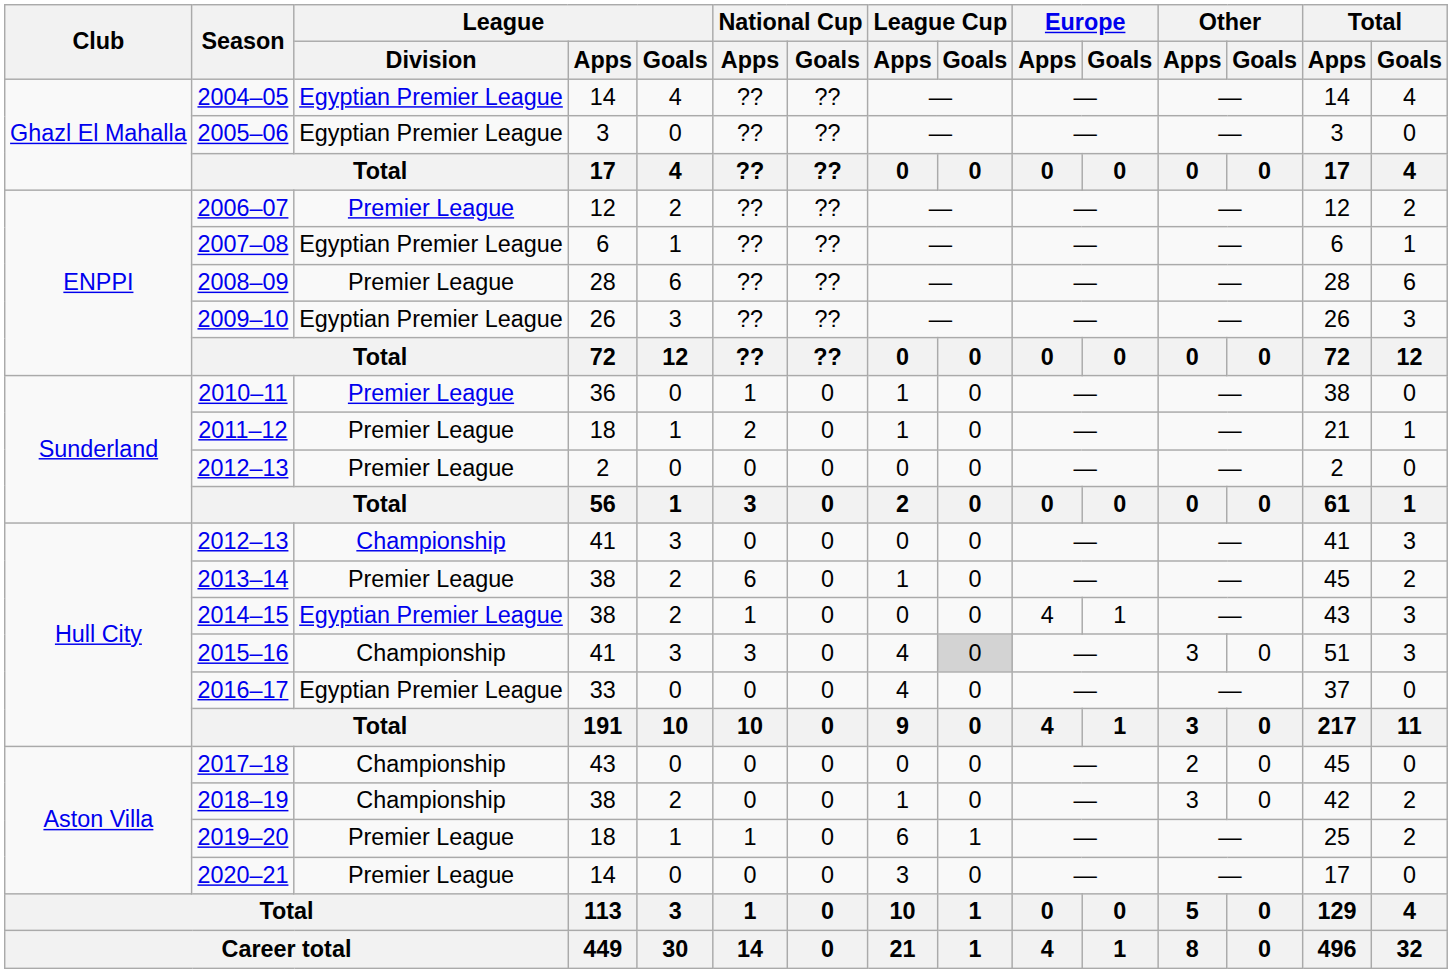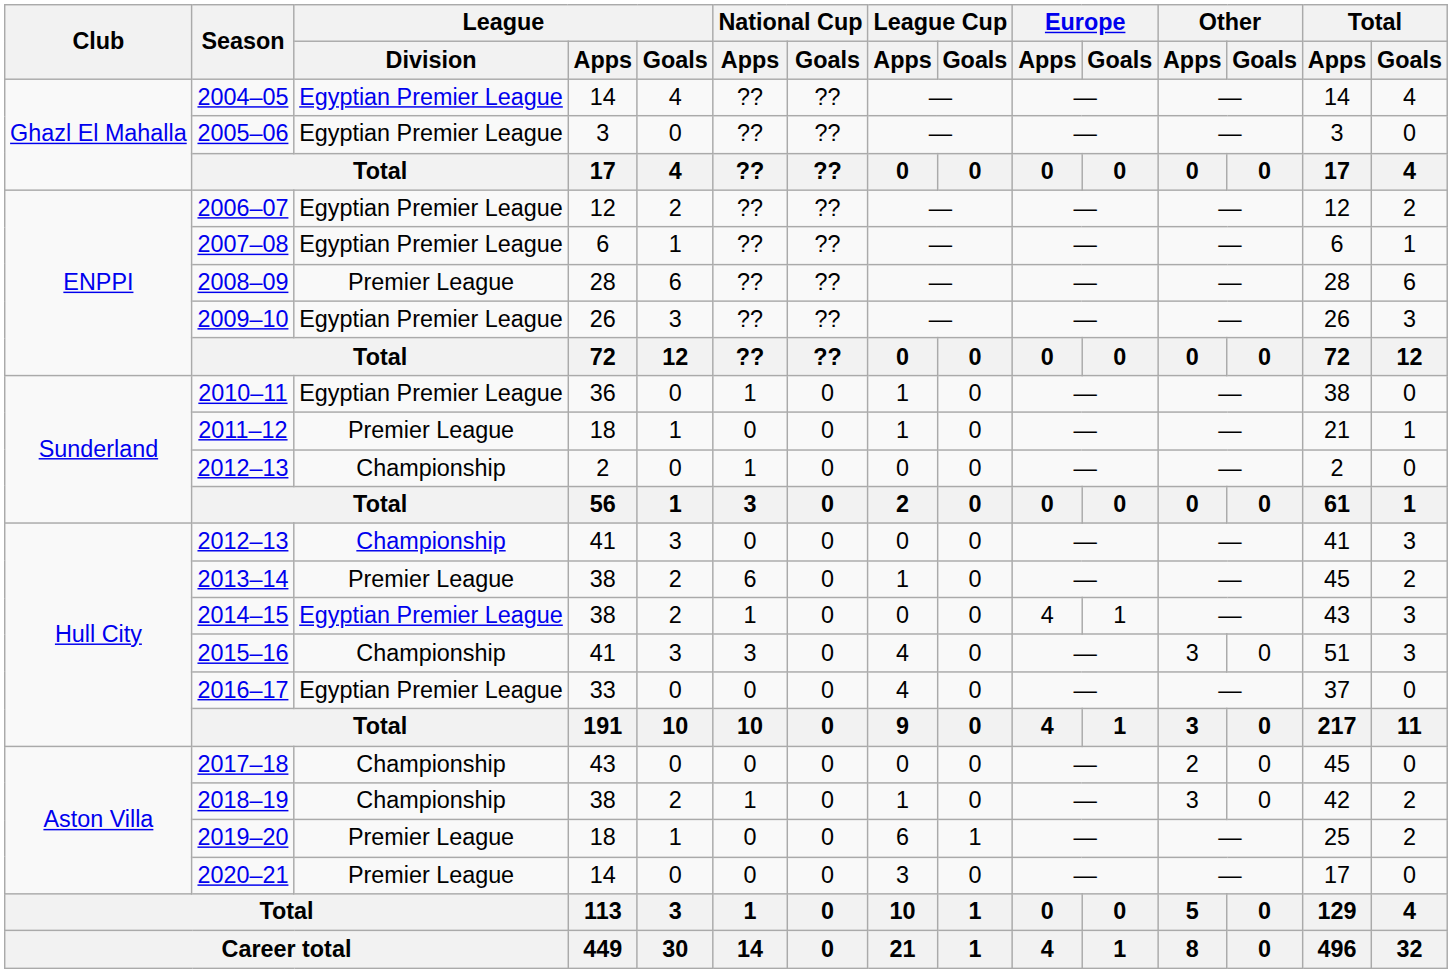(431, 208) Premier League -> (431, 208) Egyptian Premier League
(431, 393) Premier League -> (431, 393) Egyptian Premier League
(750, 430) 2 -> (750, 430) 0
(431, 467) Premier League -> (431, 467) Championship
(750, 467) 0 -> (750, 467) 1
(975, 652) lightgrey background -> (975, 652) no background
(750, 801) 0 -> (750, 801) 1
(750, 838) 1 -> (750, 838) 0
